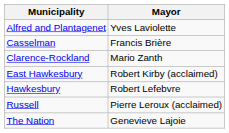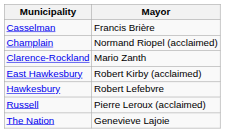- row: (56, 27)
+ row: (30, 43)
